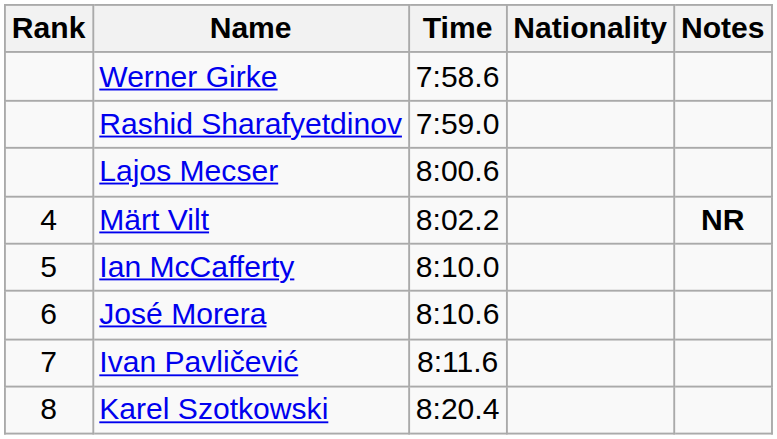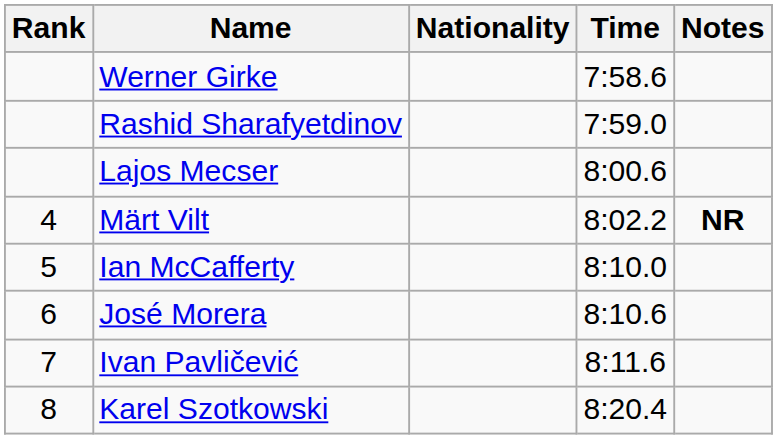columns swapped: (590, 28) <-> (458, 28)
